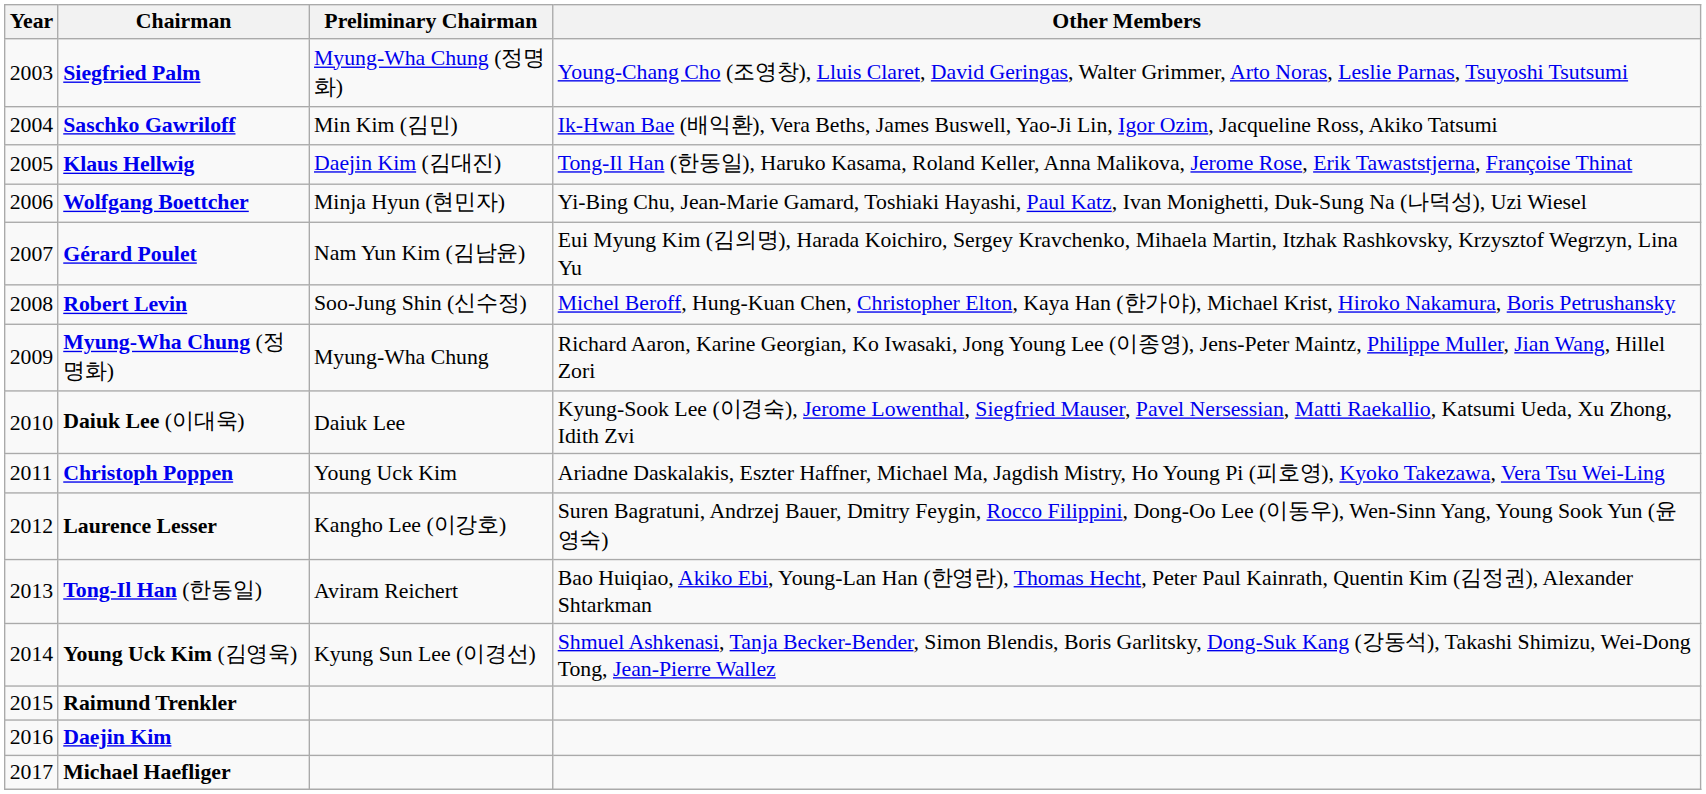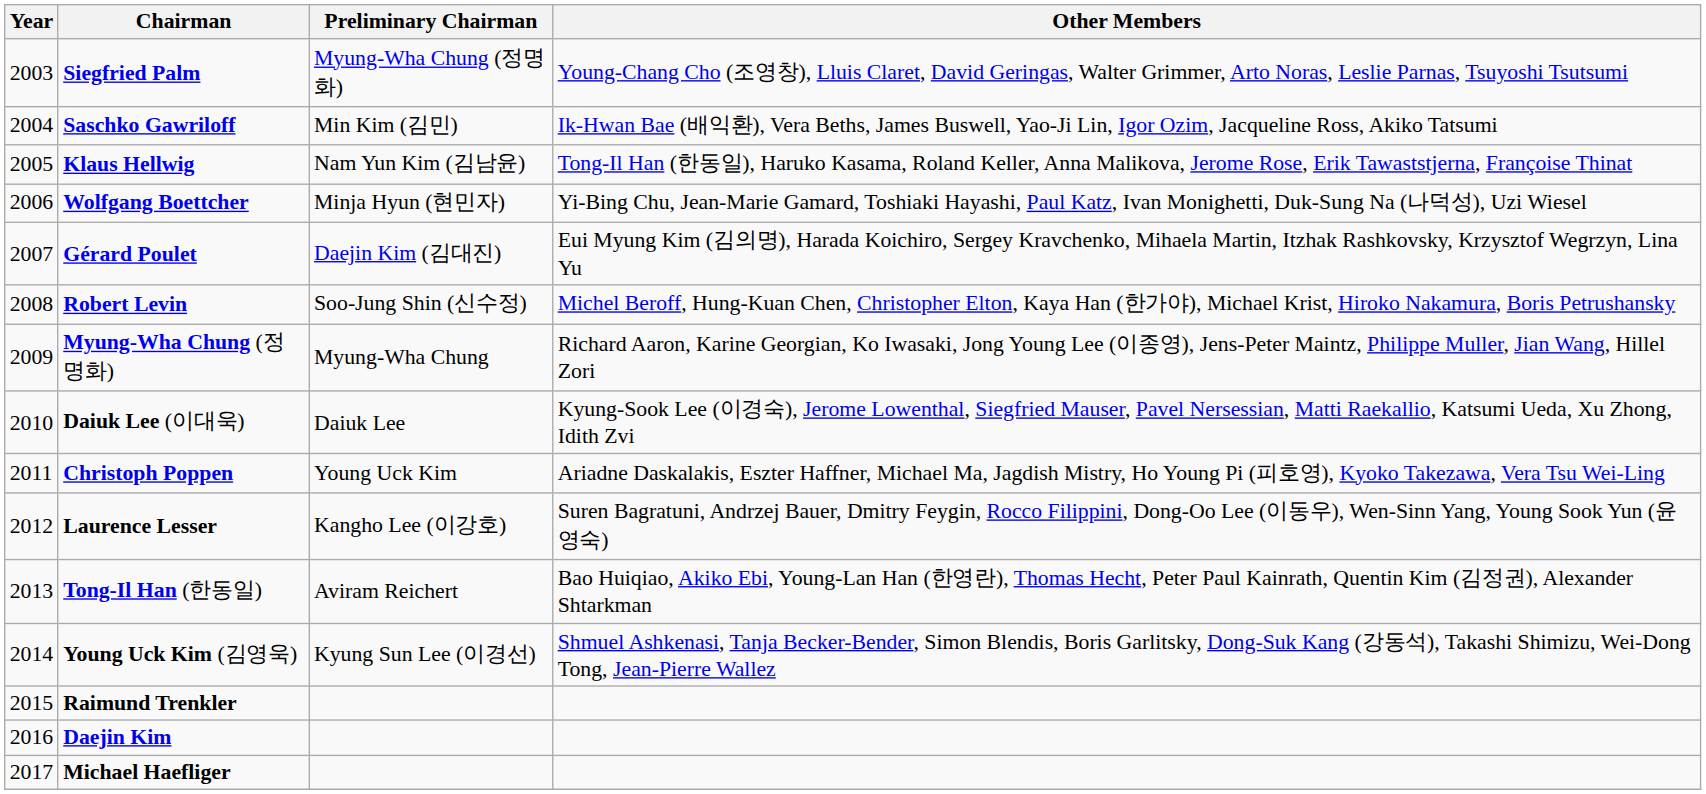(408, 163) Daejin Kim (김대진) -> (420, 163) Nam Yun Kim (김남윤)
(420, 252) Nam Yun Kim (김남윤) -> (408, 252) Daejin Kim (김대진)
